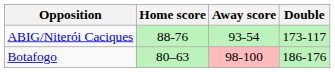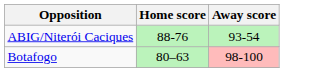- column: (304, 15)
